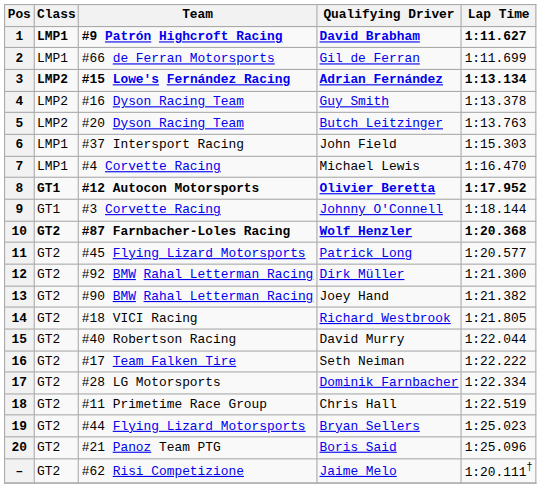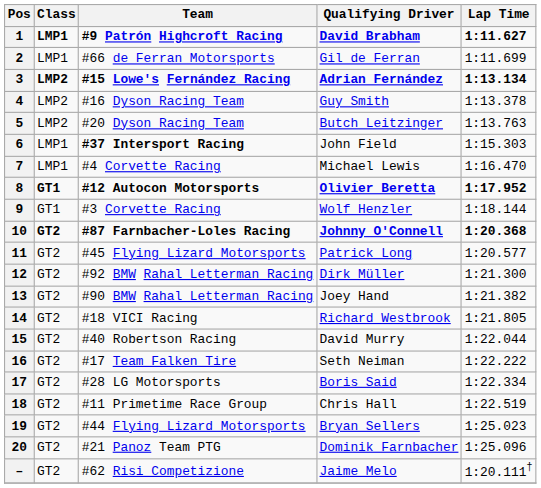(163, 145) normal -> (163, 145) bold
(381, 210) Johnny O'Connell -> (366, 210) Wolf Henzler
(366, 231) Wolf Henzler -> (381, 231) Johnny O'Connell
(389, 383) Dominik Farnbacher -> (358, 383) Boris Said
(358, 447) Boris Said -> (389, 447) Dominik Farnbacher
